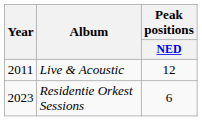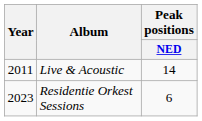(169, 69) 12 -> (169, 69) 14
